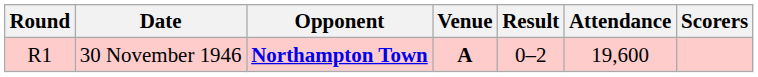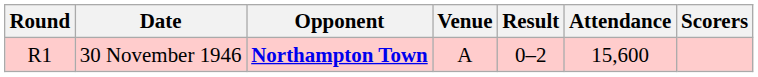(465, 54) bold -> (465, 54) normal
(620, 54) 19,600 -> (620, 54) 15,600
